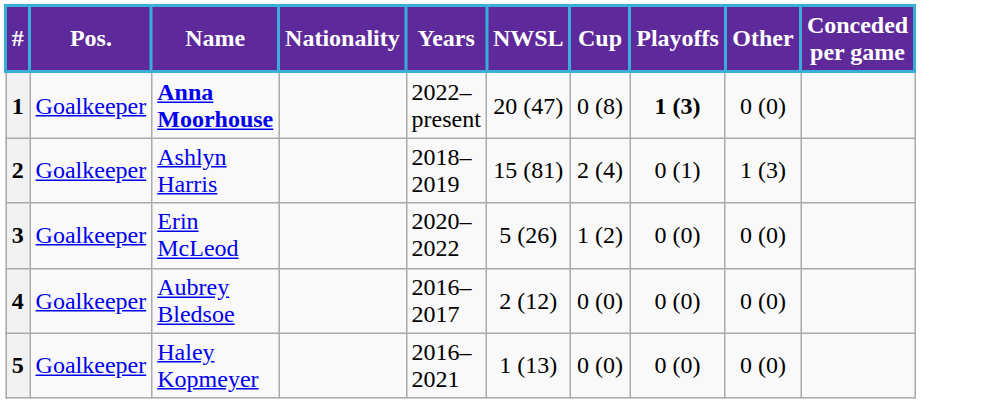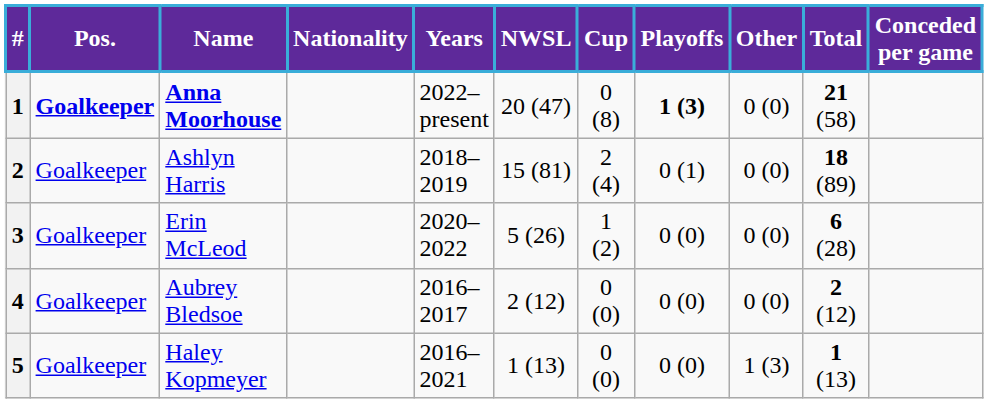+ column: (836, 38)
(91, 105) normal -> (95, 105) bold
(763, 170) 1 (3) -> (766, 170) 0 (0)
(763, 365) 0 (0) -> (766, 365) 1 (3)
